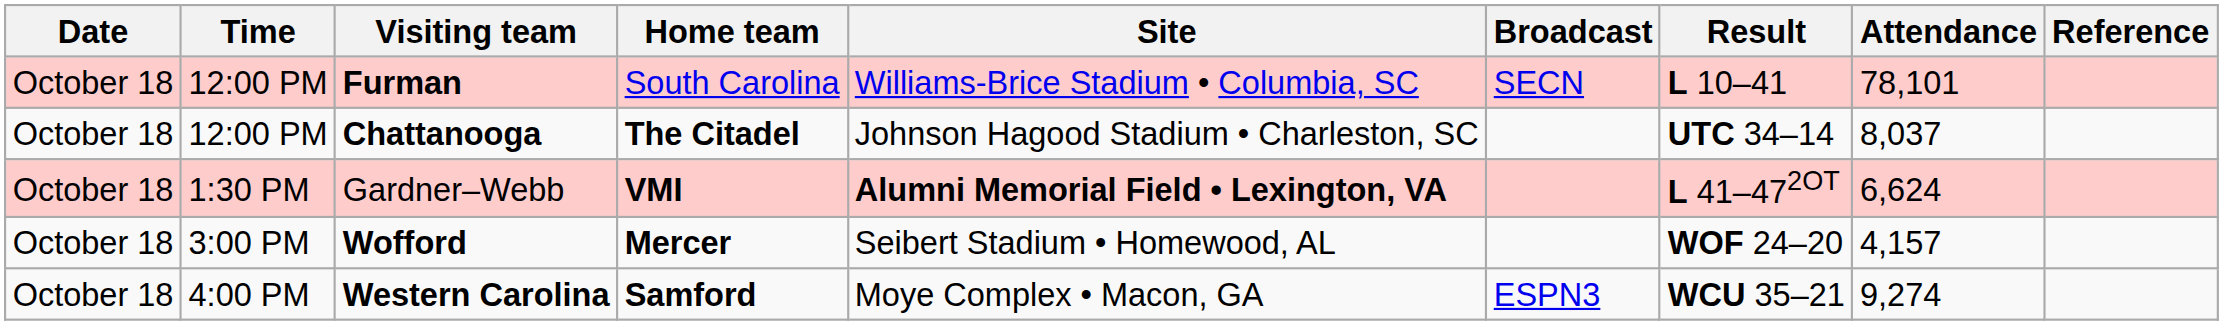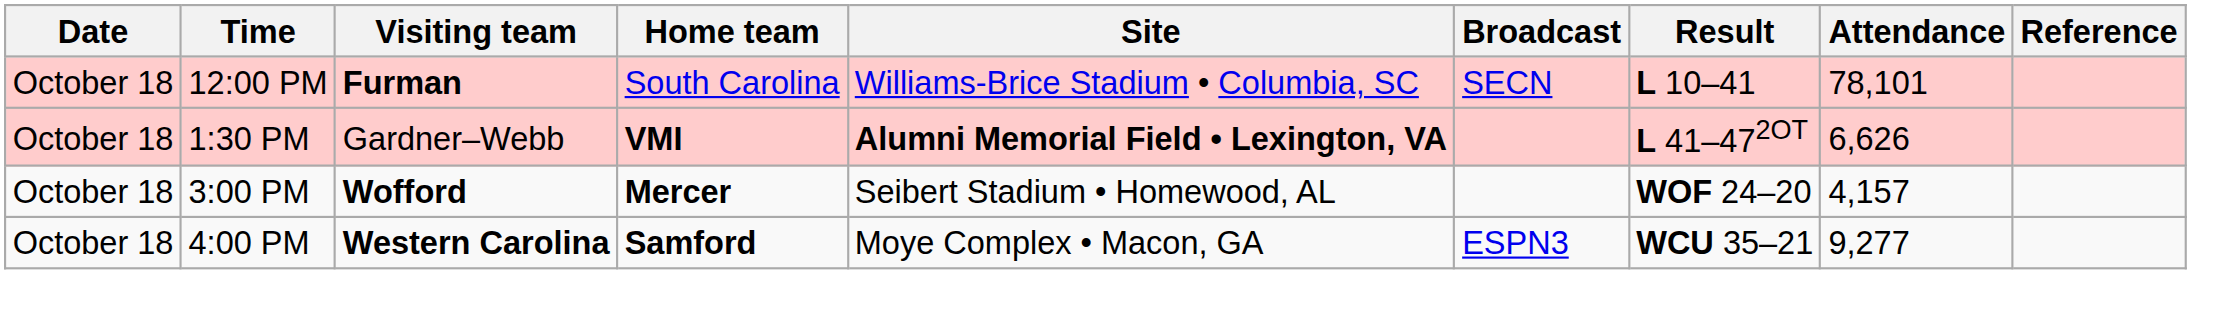- row: (442, 134)
(1901, 189) 6,624 -> (1869, 137) 6,626
(1901, 295) 9,274 -> (1869, 244) 9,277
